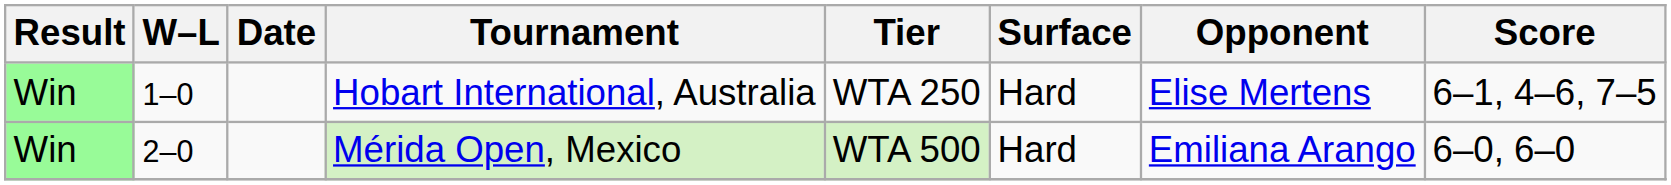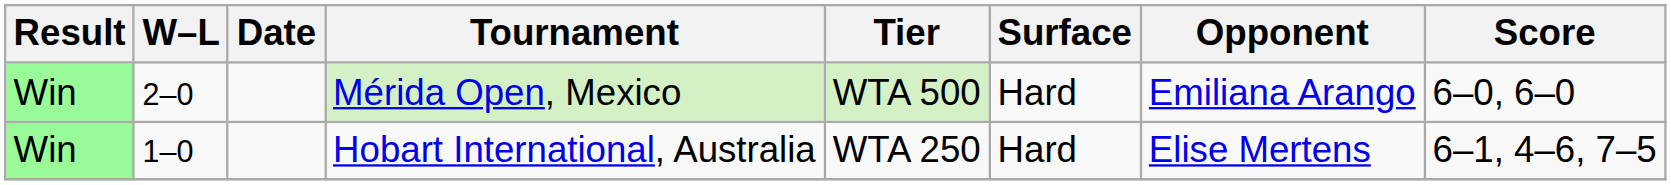rows swapped: (574, 91) <-> (507, 149)
